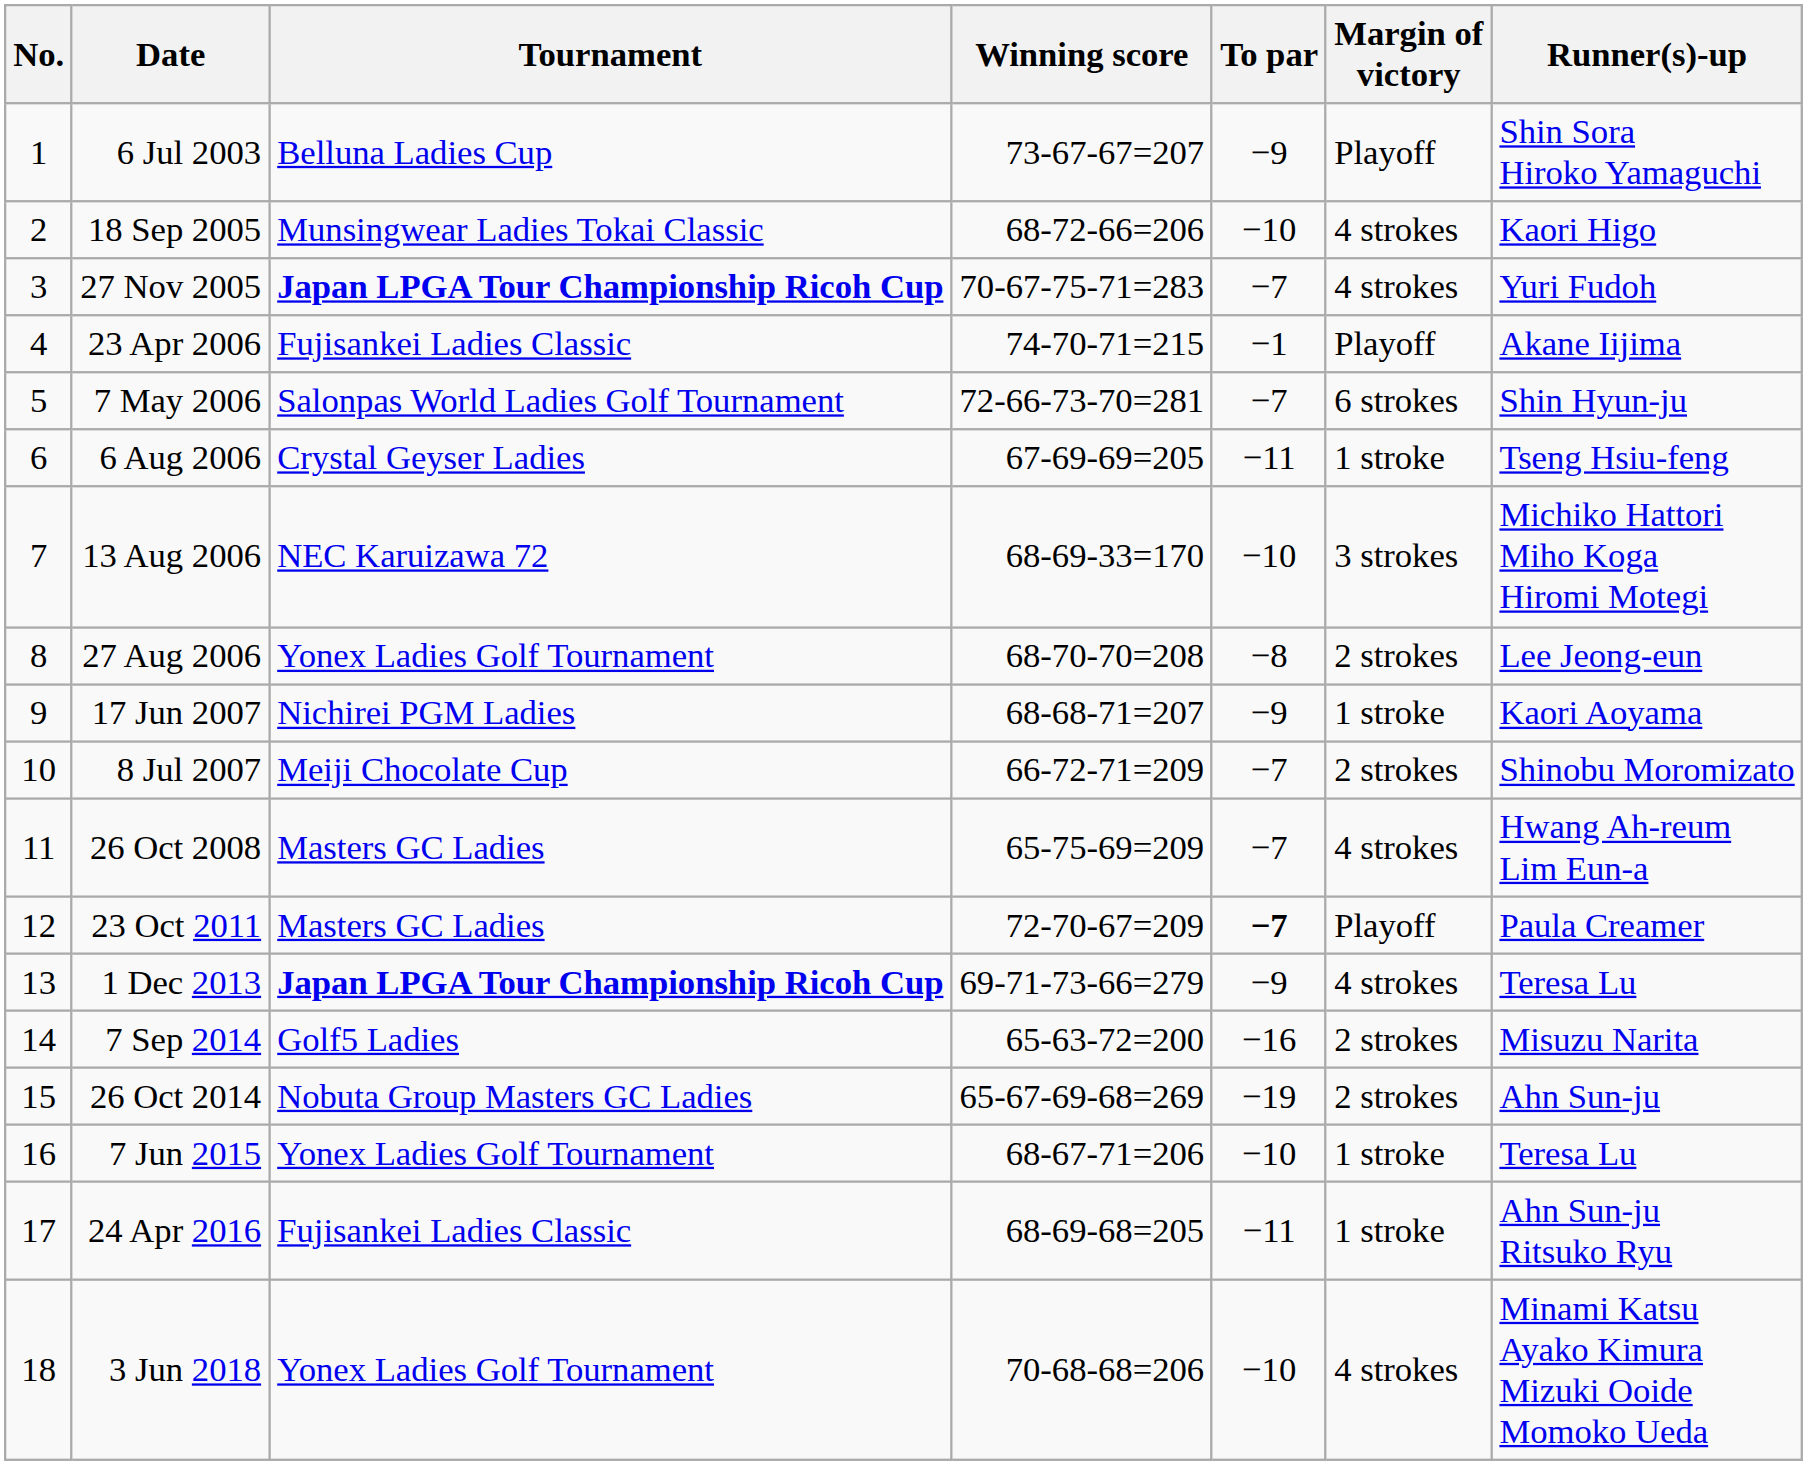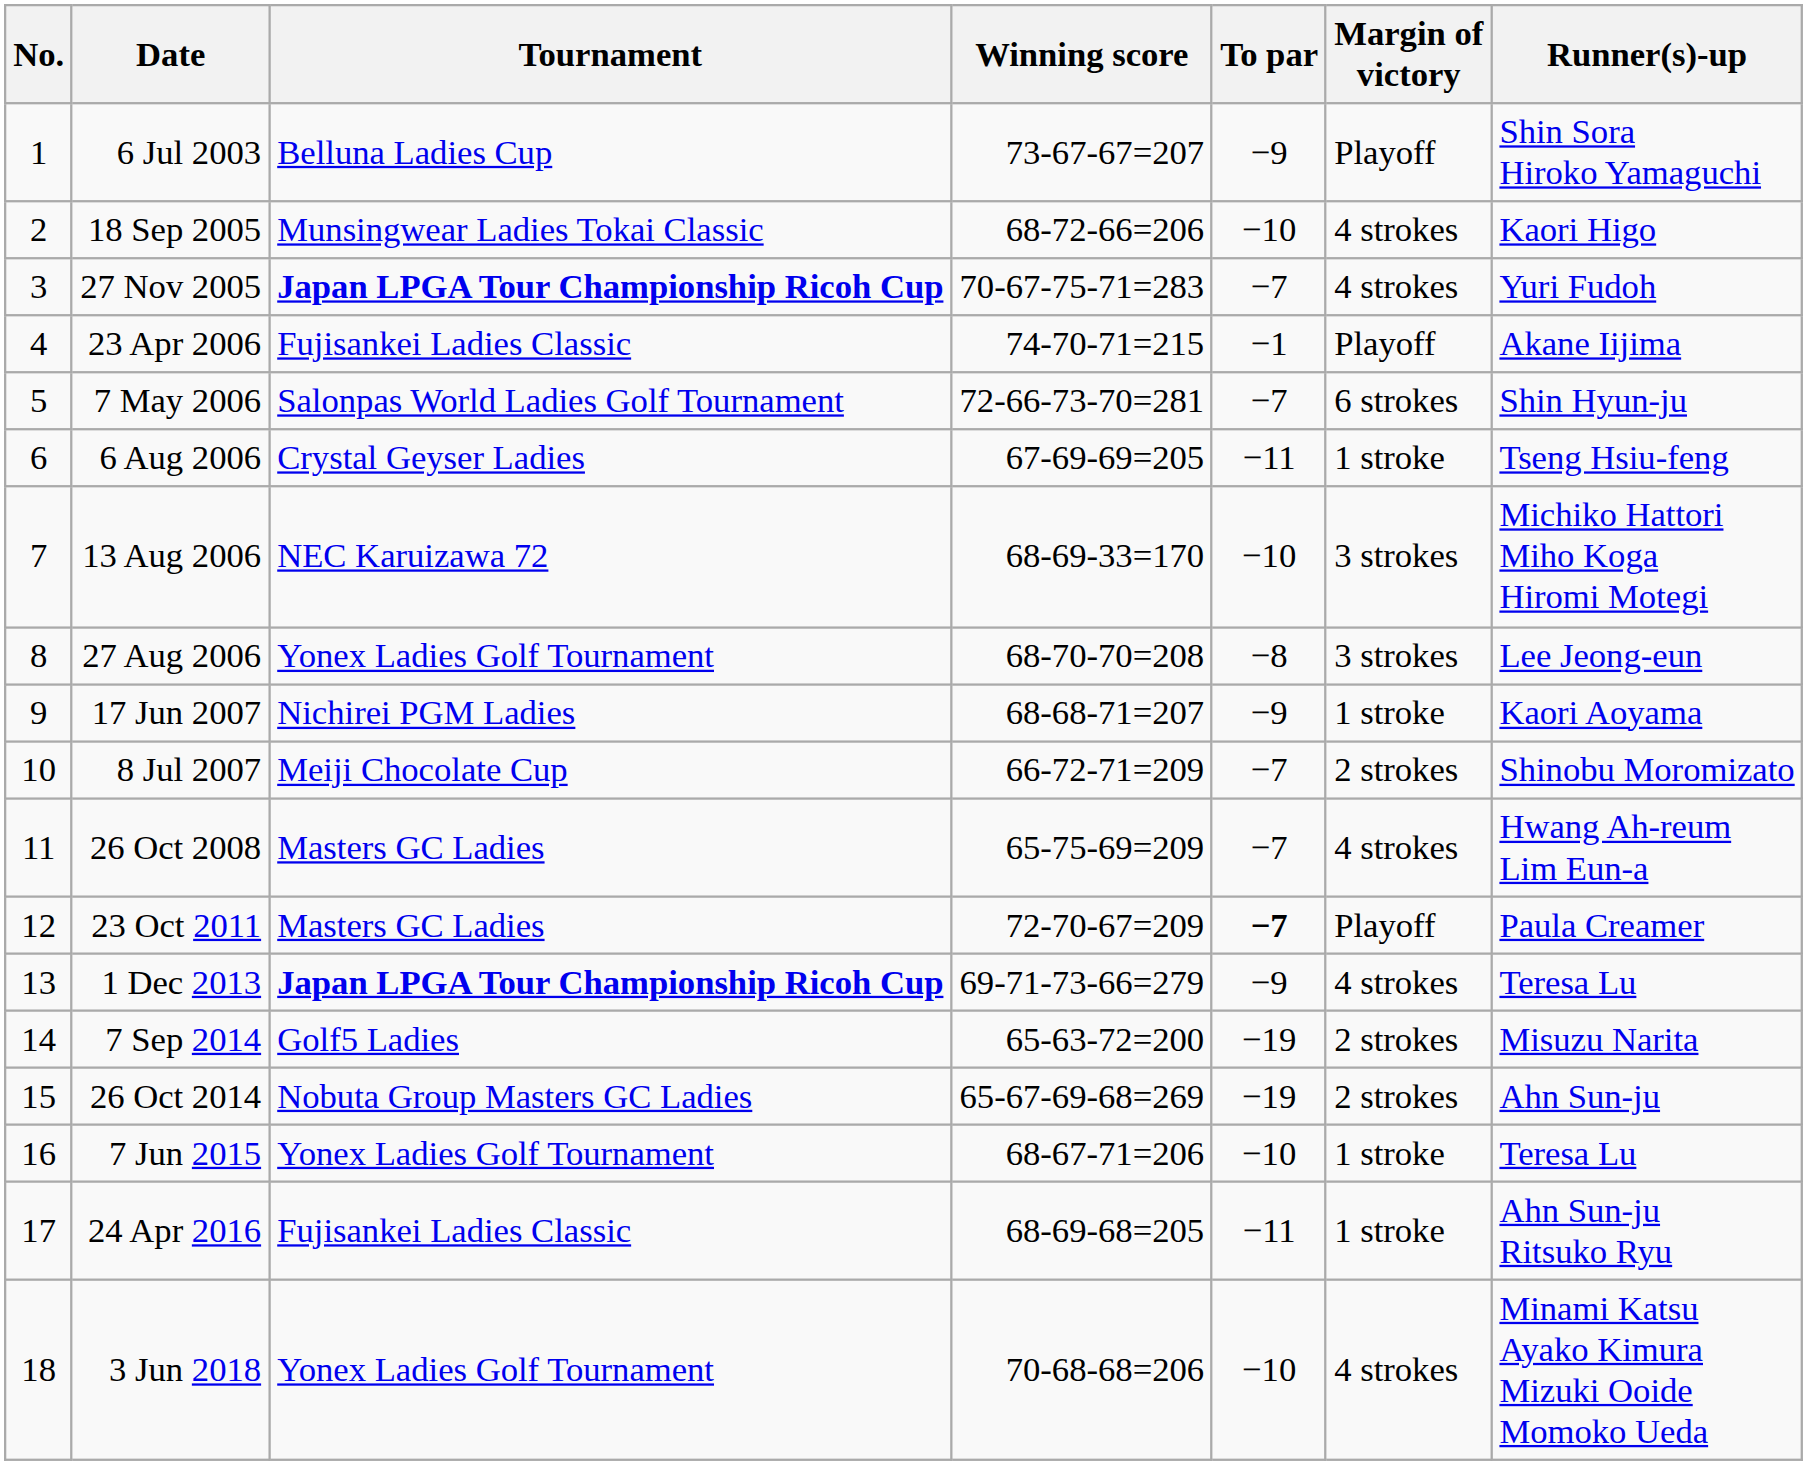(1396, 654) 2 strokes -> (1396, 654) 3 strokes
(1269, 1038) −16 -> (1269, 1038) −19
